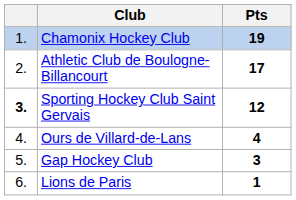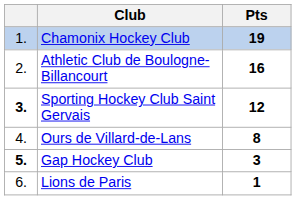(257, 68) 17 -> (257, 68) 16
(257, 138) 4 -> (257, 138) 8
(21, 160) normal -> (21, 160) bold
